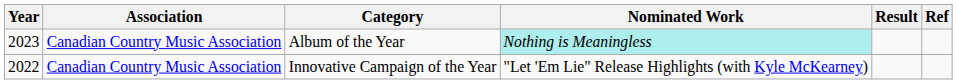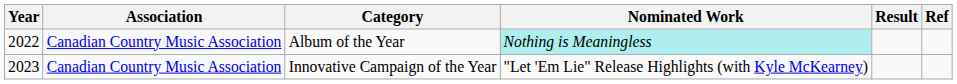(24, 41) 2023 -> (24, 41) 2022
(24, 66) 2022 -> (24, 66) 2023
